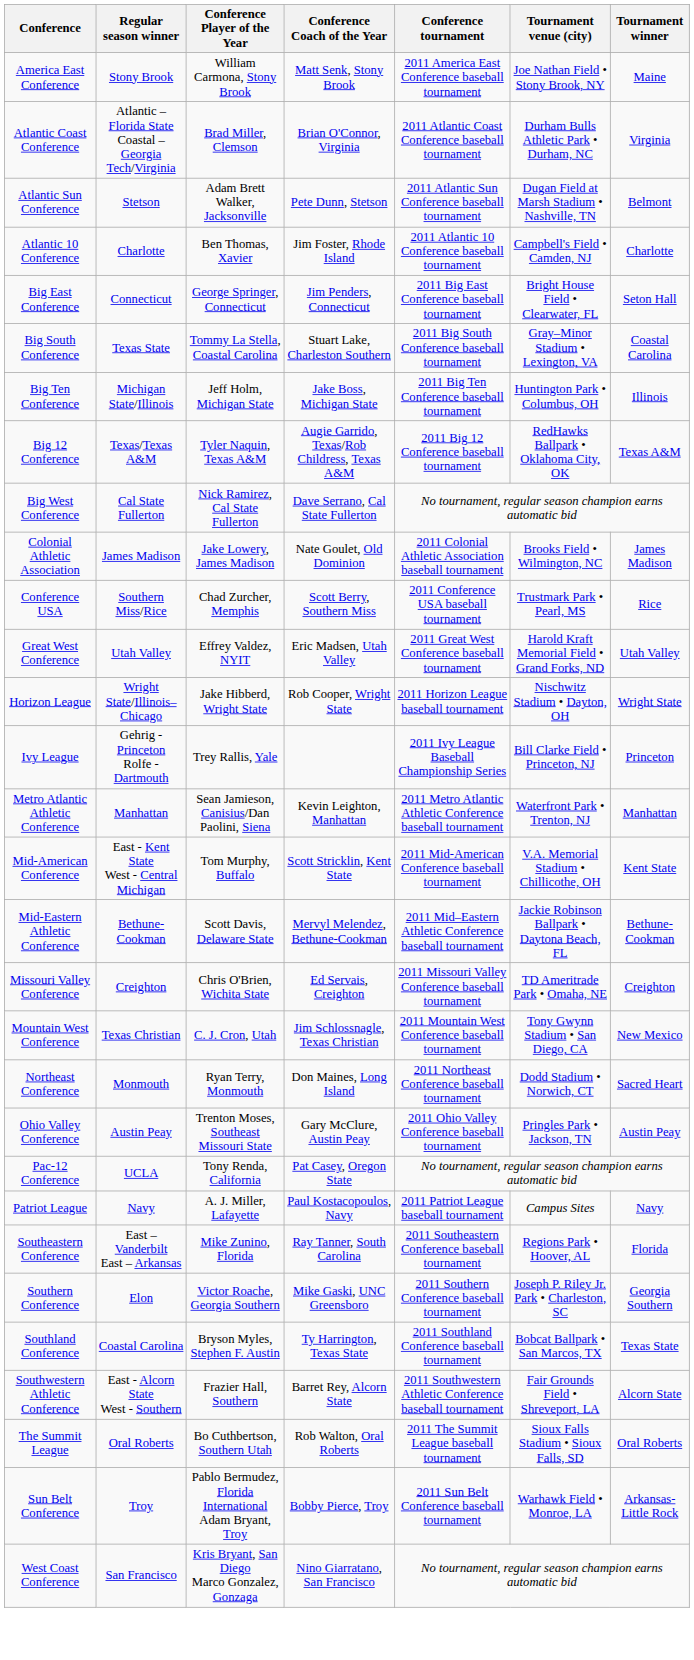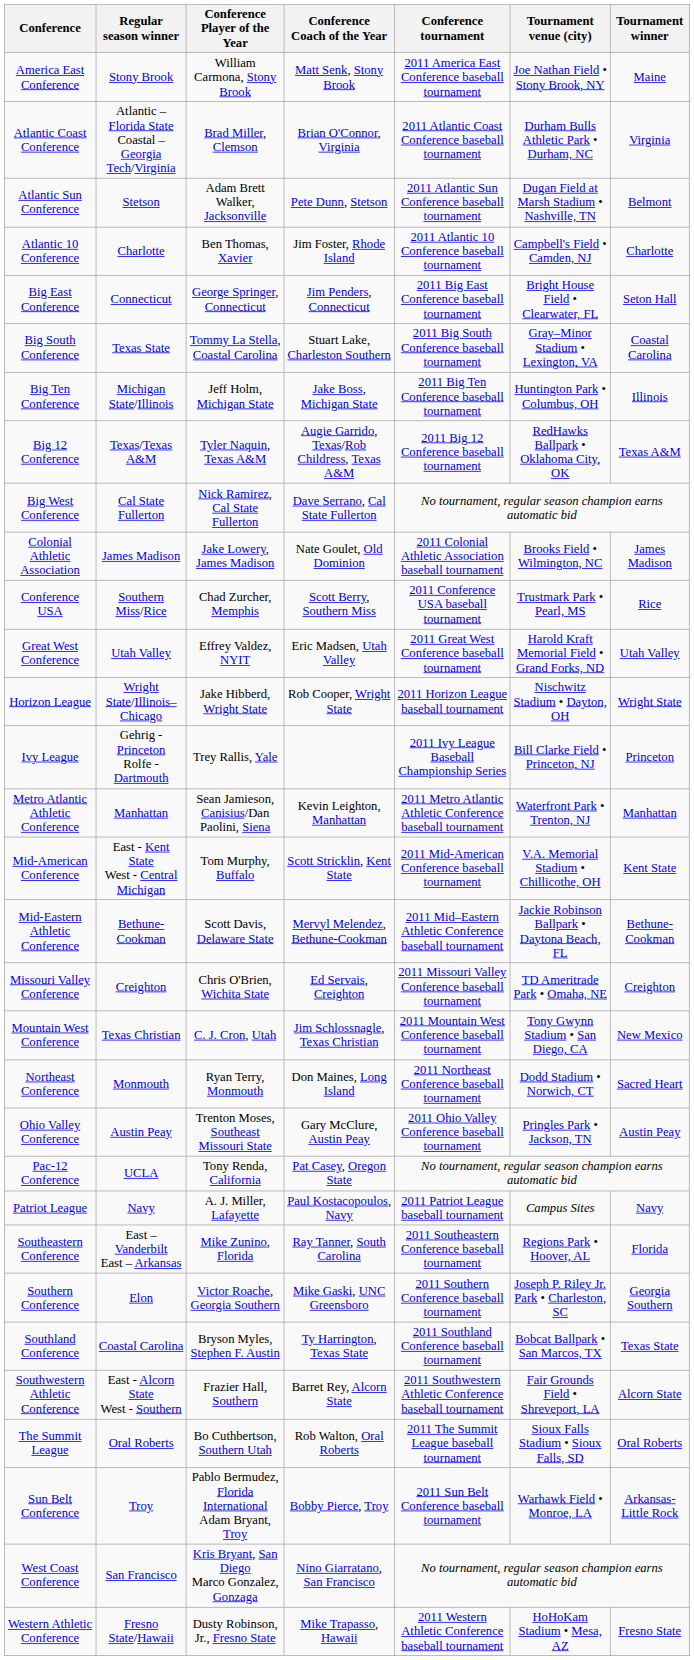+ row: (50, 1631)
